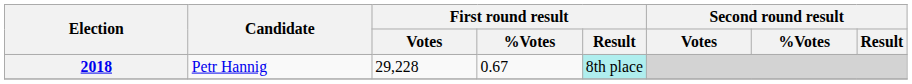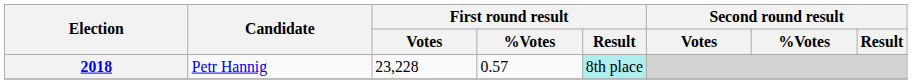(397, 66) 29,228 -> (397, 66) 23,228
(494, 66) 0.67 -> (494, 66) 0.57
